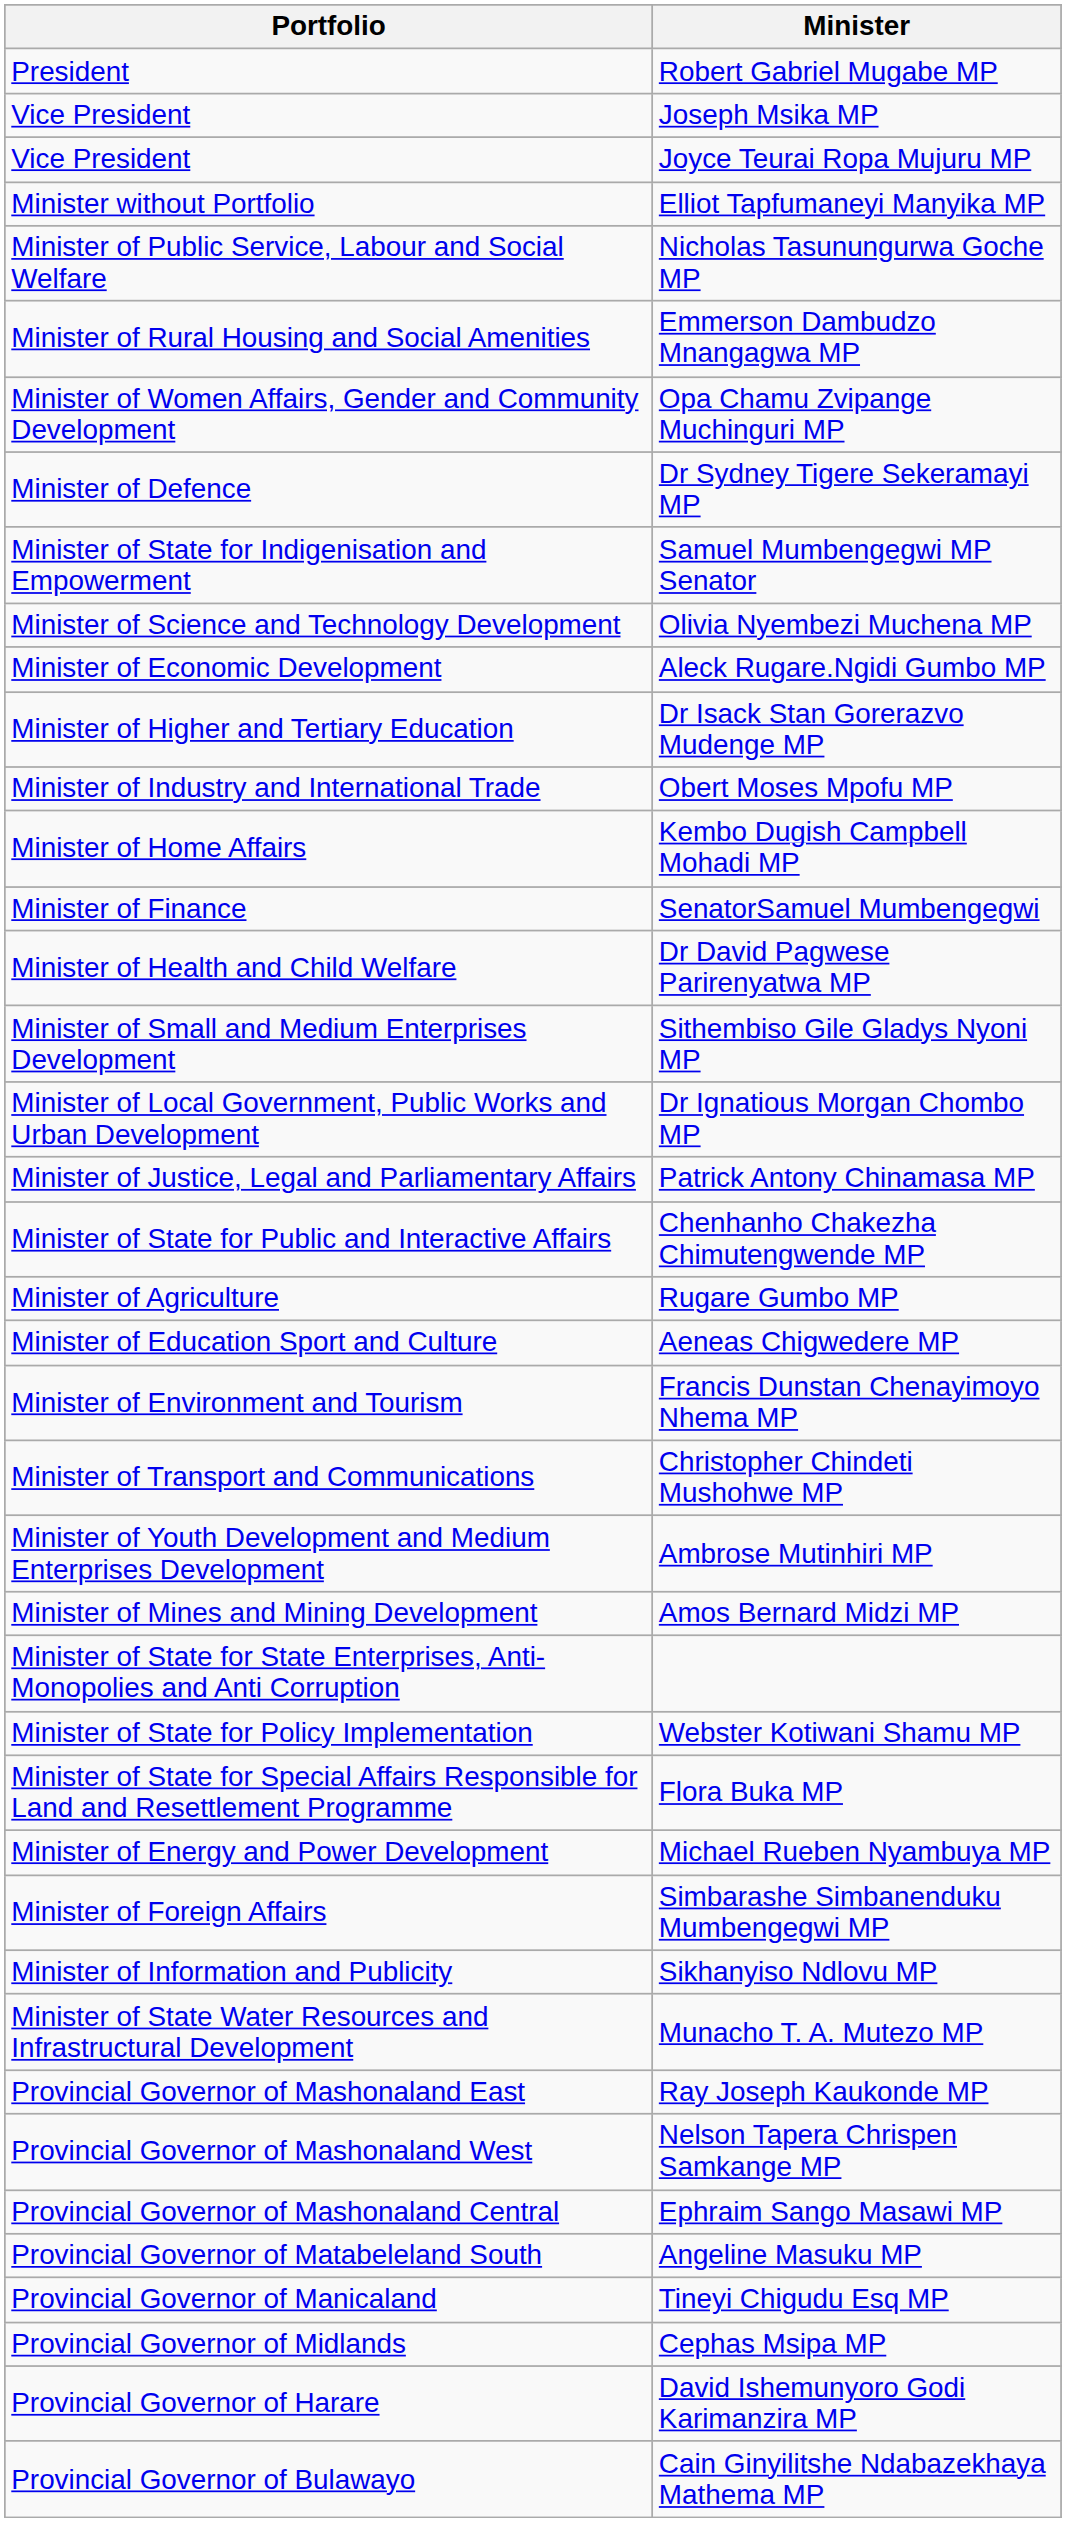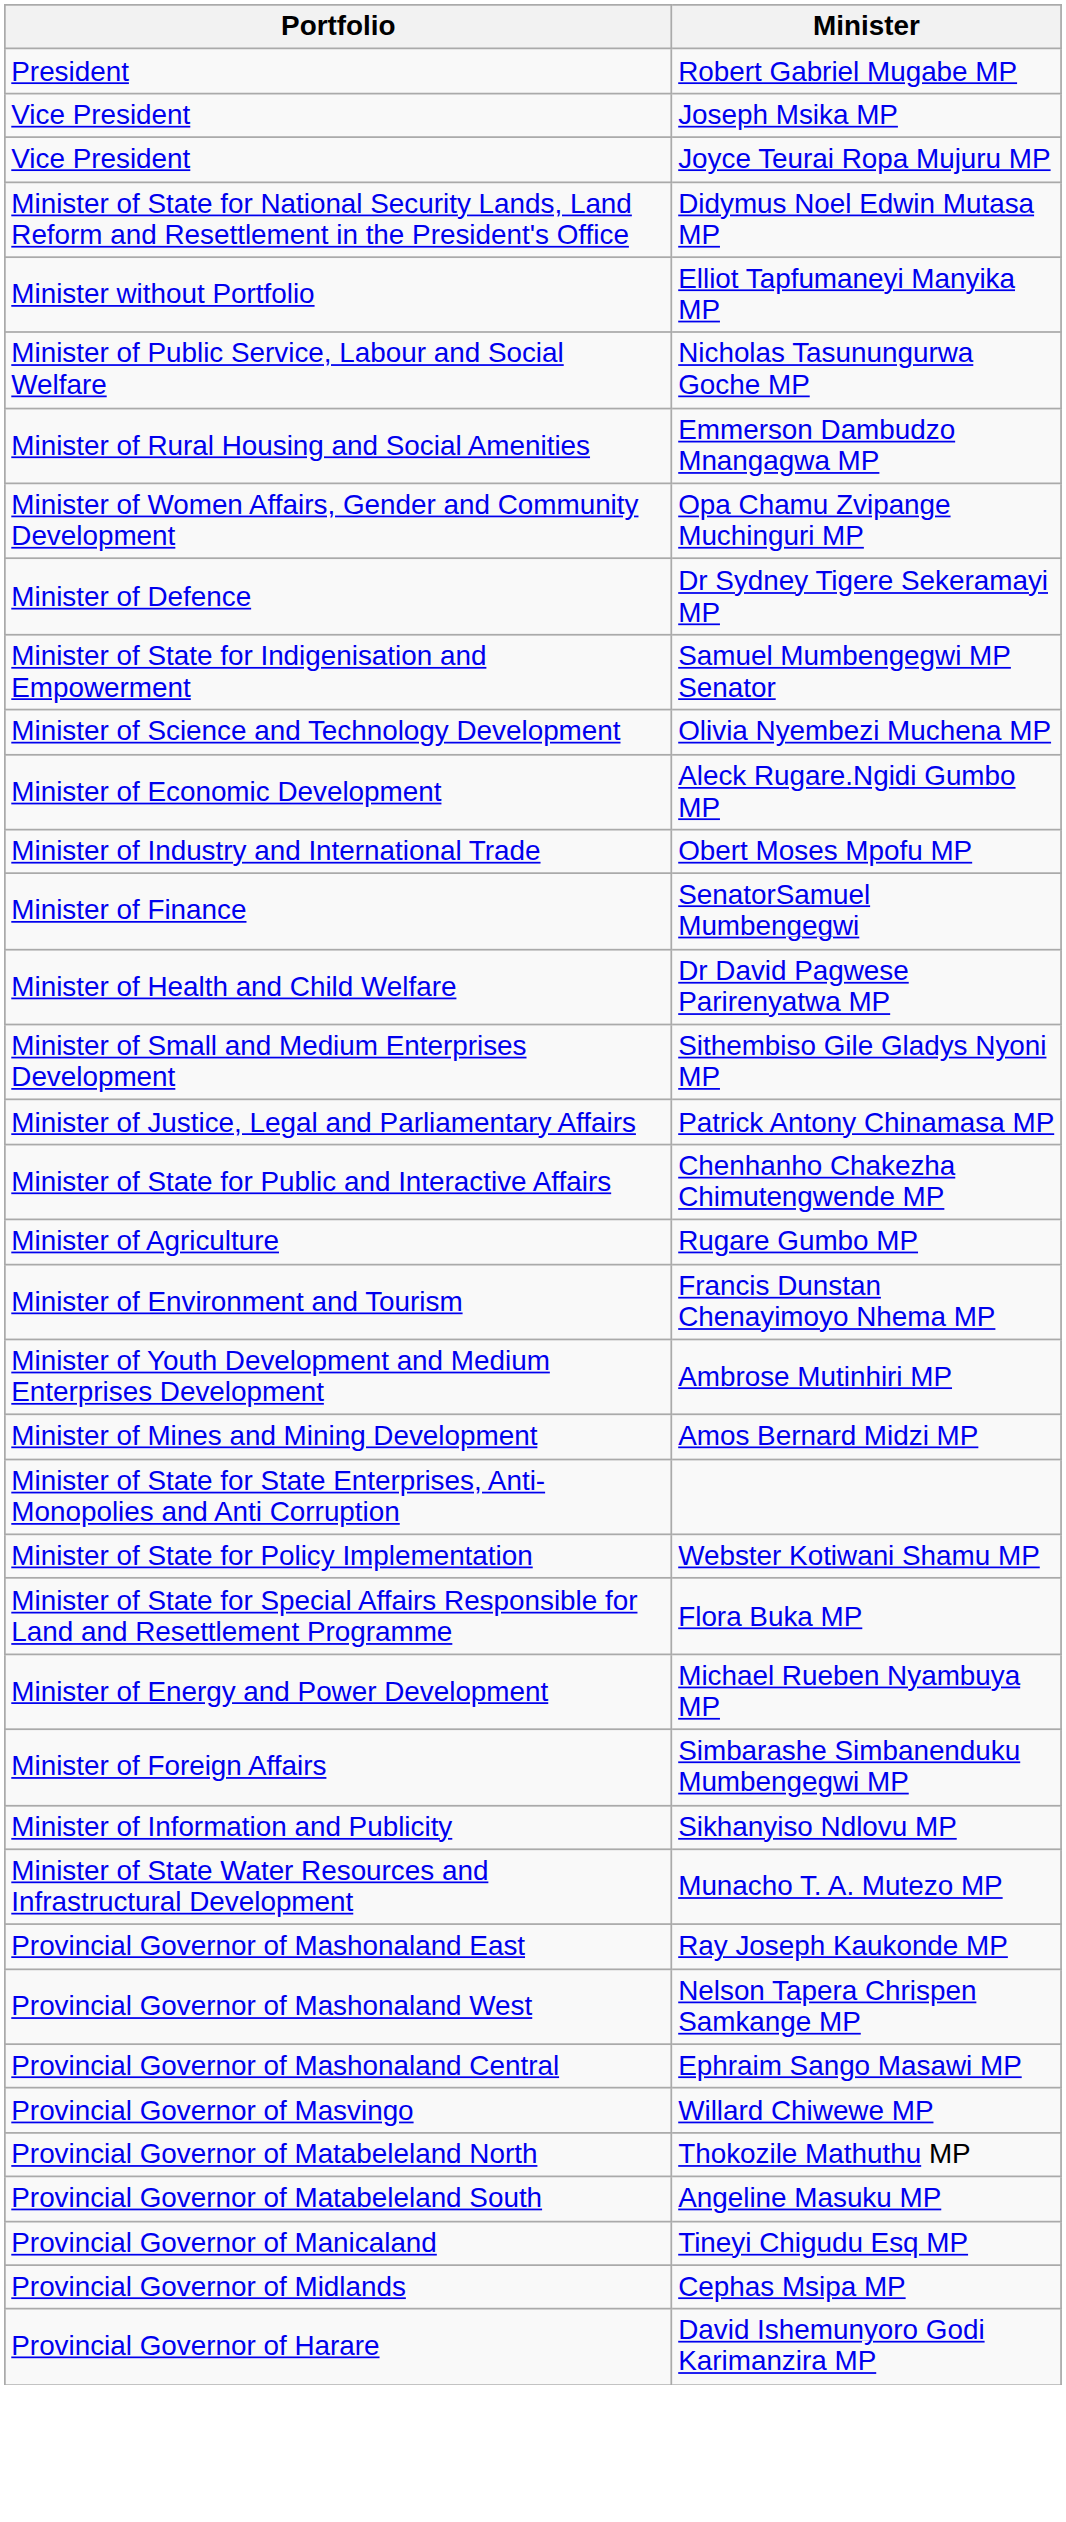+ row: (856, 218)
- row: (811, 728)
- row: (813, 848)
- row: (841, 1118)
- row: (809, 1342)
- row: (786, 1477)
+ row: (806, 2110)
+ row: (824, 2154)
- row: (852, 2478)
